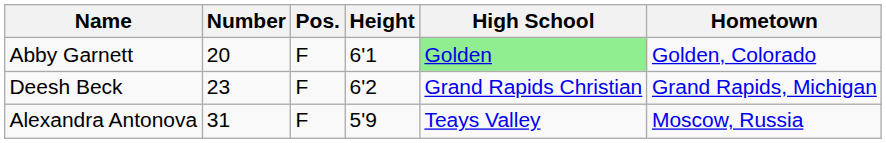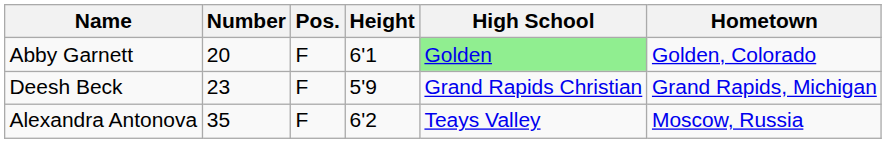(363, 87) 6'2 -> (363, 87) 5'9
(218, 120) 31 -> (218, 120) 35
(363, 120) 5'9 -> (363, 120) 6'2
